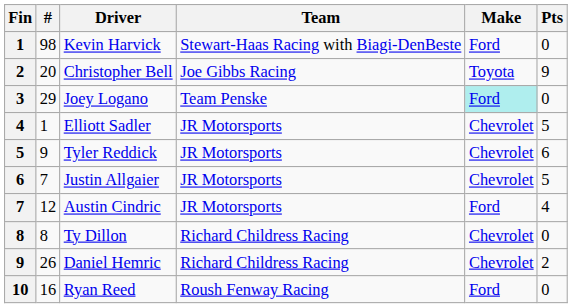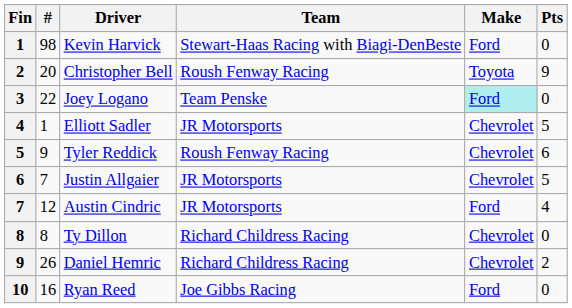(238, 72) Joe Gibbs Racing -> (255, 72) Roush Fenway Racing
(48, 99) 29 -> (48, 99) 22
(231, 153) JR Motorsports -> (255, 153) Roush Fenway Racing
(255, 288) Roush Fenway Racing -> (238, 288) Joe Gibbs Racing
